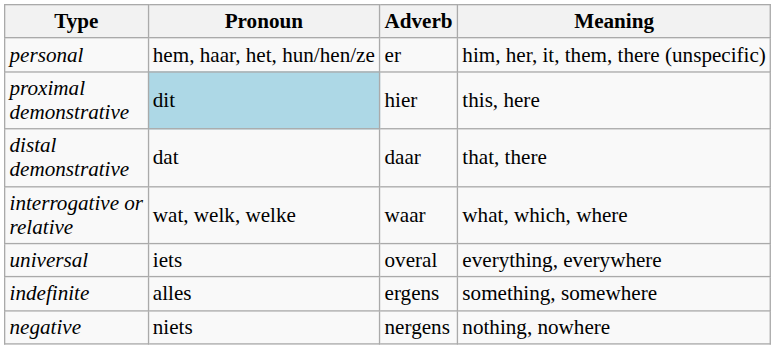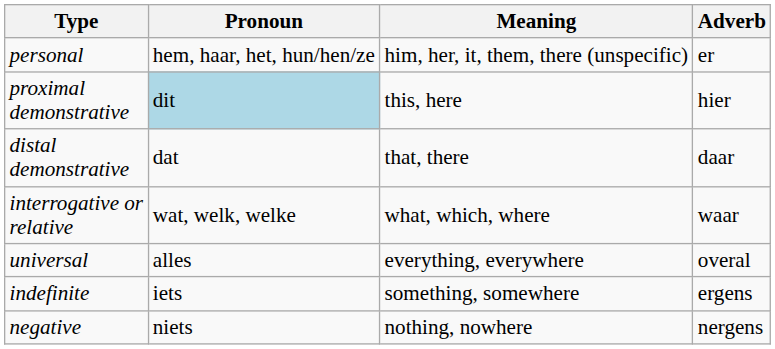columns swapped: (419, 21) <-> (614, 21)
(167, 260) iets -> (172, 260) alles
(172, 293) alles -> (167, 293) iets
